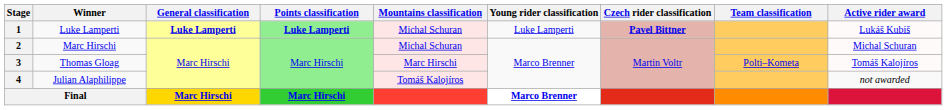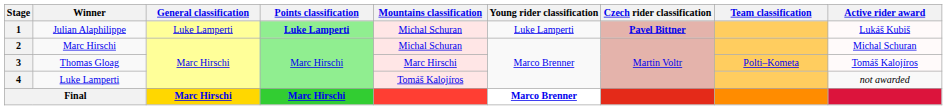(89, 29) Luke Lamperti -> (89, 29) Julian Alaphilippe
(203, 29) bold -> (203, 29) normal
(89, 80) Julian Alaphilippe -> (89, 80) Luke Lamperti
